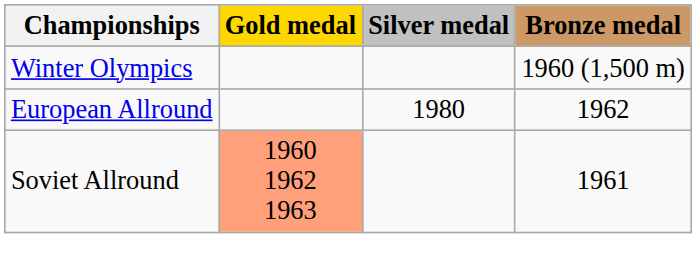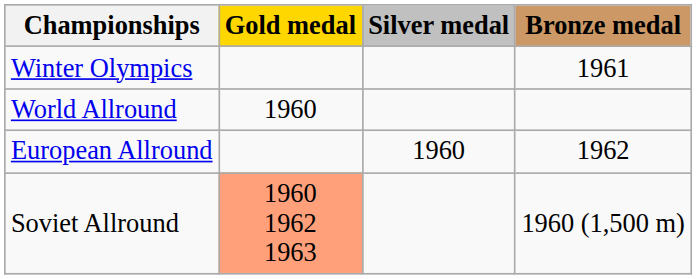(603, 67) 1960 (1,500 m) -> (603, 67) 1961
+ row: (94, 109)
(439, 109) 1980 -> (439, 151) 1960
(603, 180) 1961 -> (603, 222) 1960 (1,500 m)
